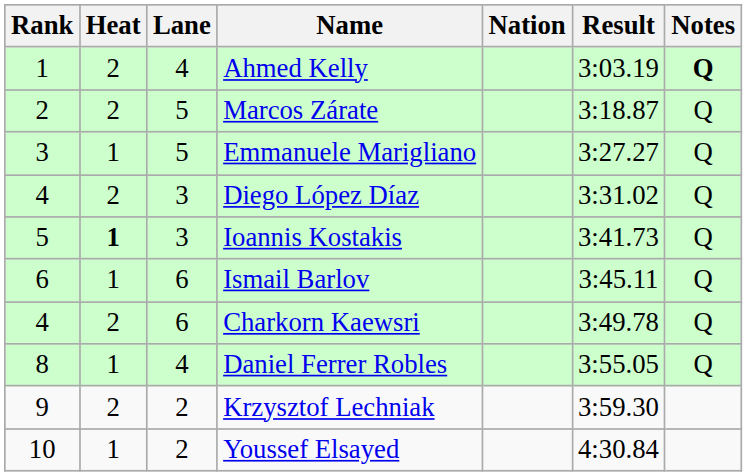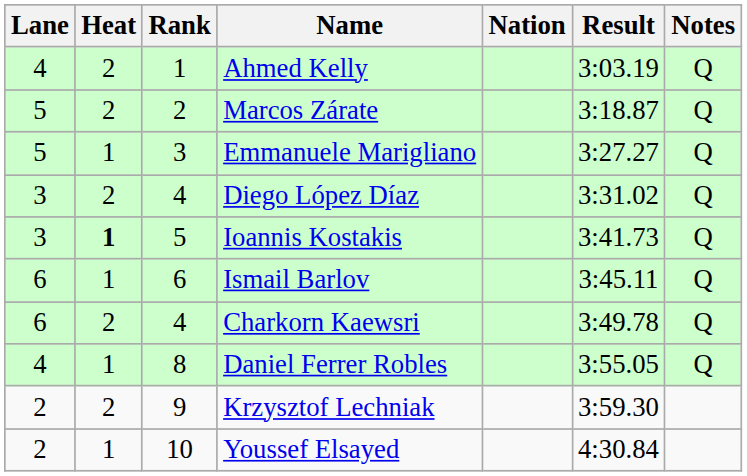columns swapped: (42, 25) <-> (182, 25)
(703, 68) bold -> (703, 68) normal
